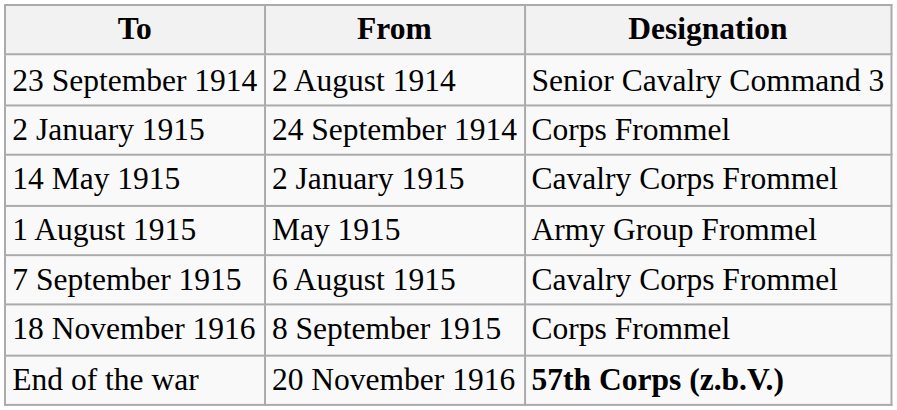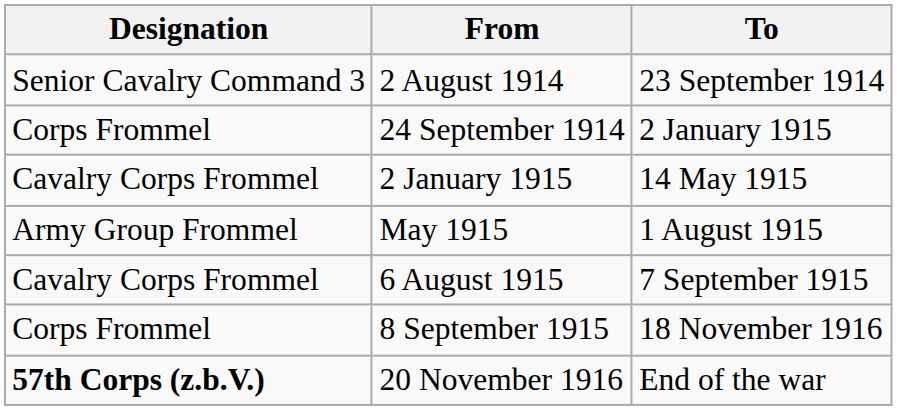columns swapped: (708, 29) <-> (135, 29)
